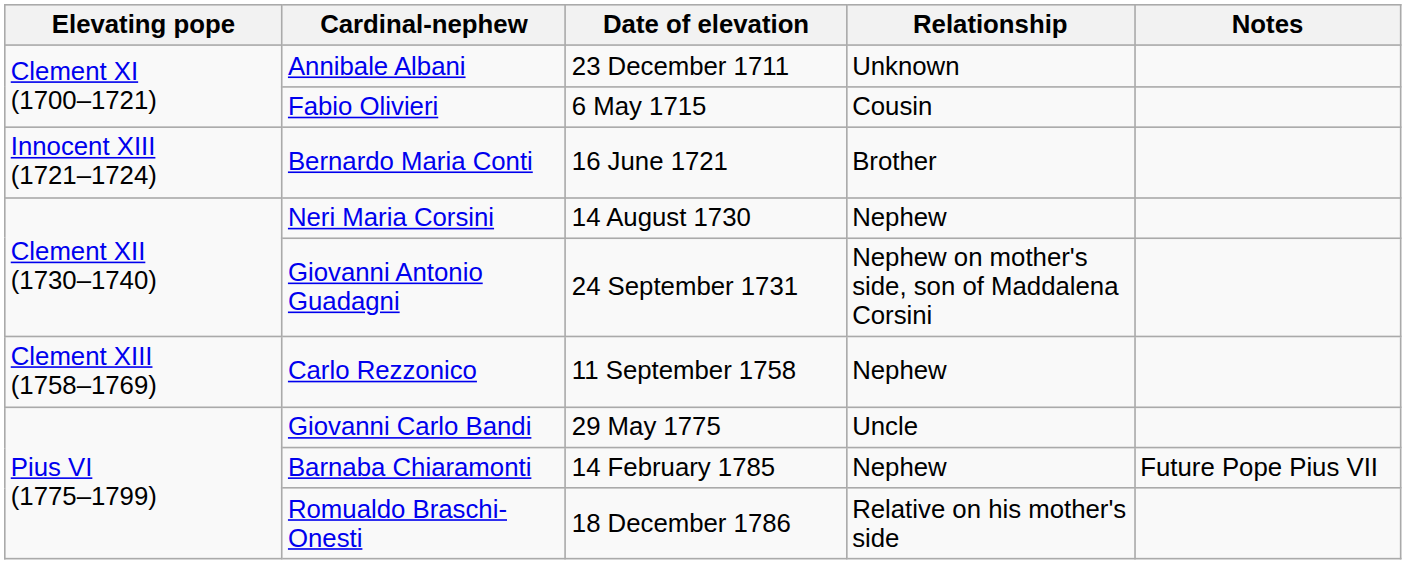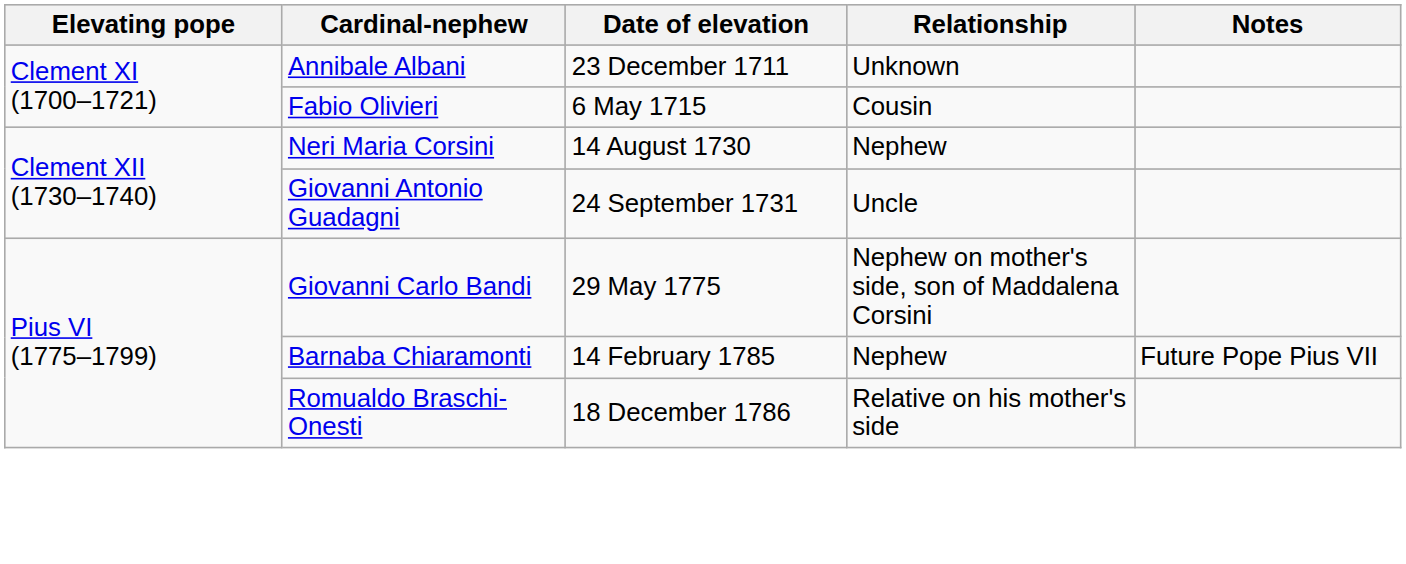- row: (410, 161)
(985, 287) Nephew on mother's side, son of Maddalena Corsini -> (885, 202) Uncle
- row: (382, 371)
(885, 426) Uncle -> (985, 287) Nephew on mother's side, son of Maddalena Corsini
